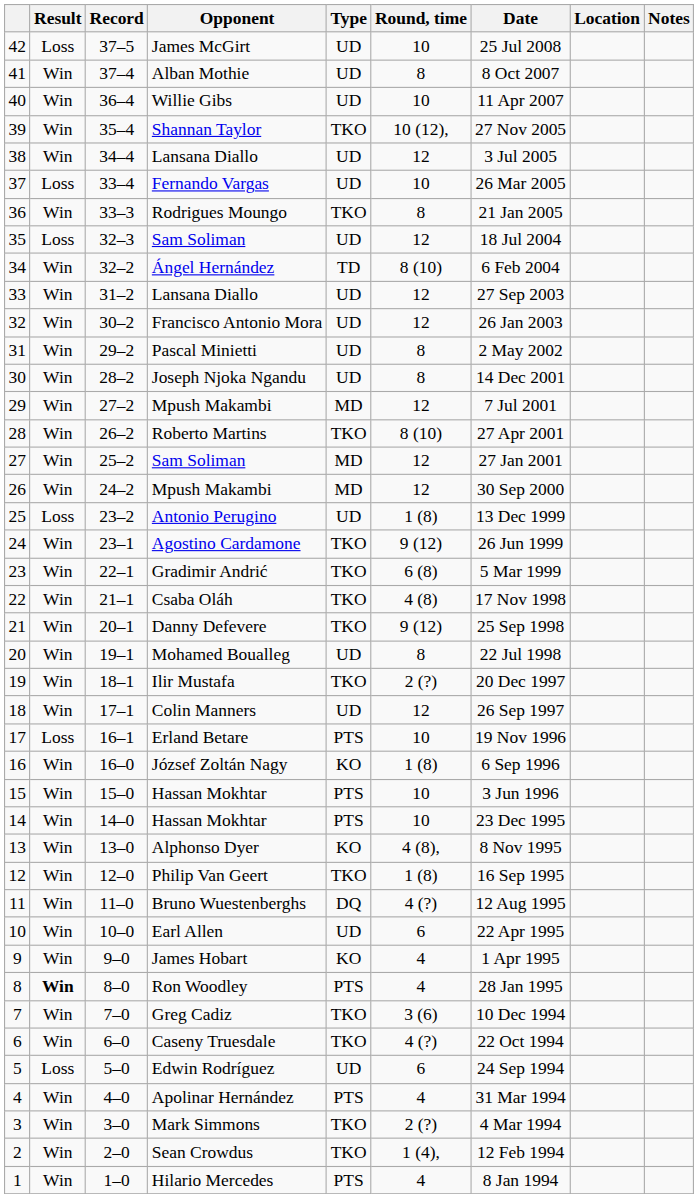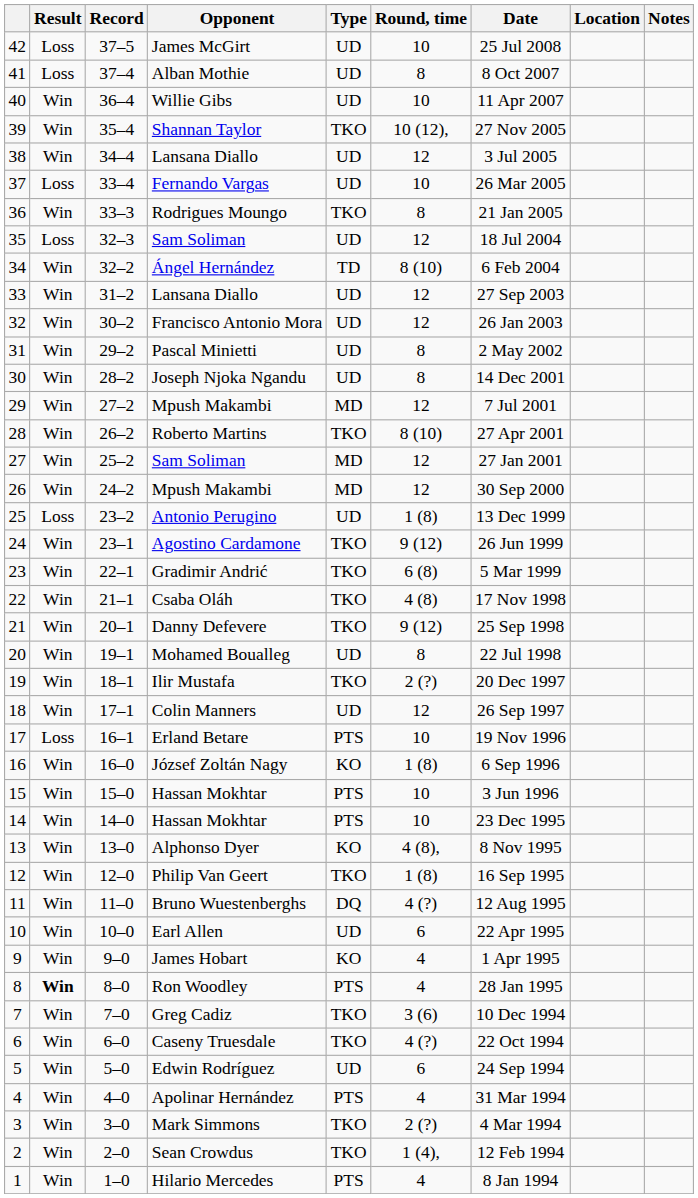(58, 73) Win -> (58, 73) Loss
(58, 1069) Loss -> (58, 1069) Win
